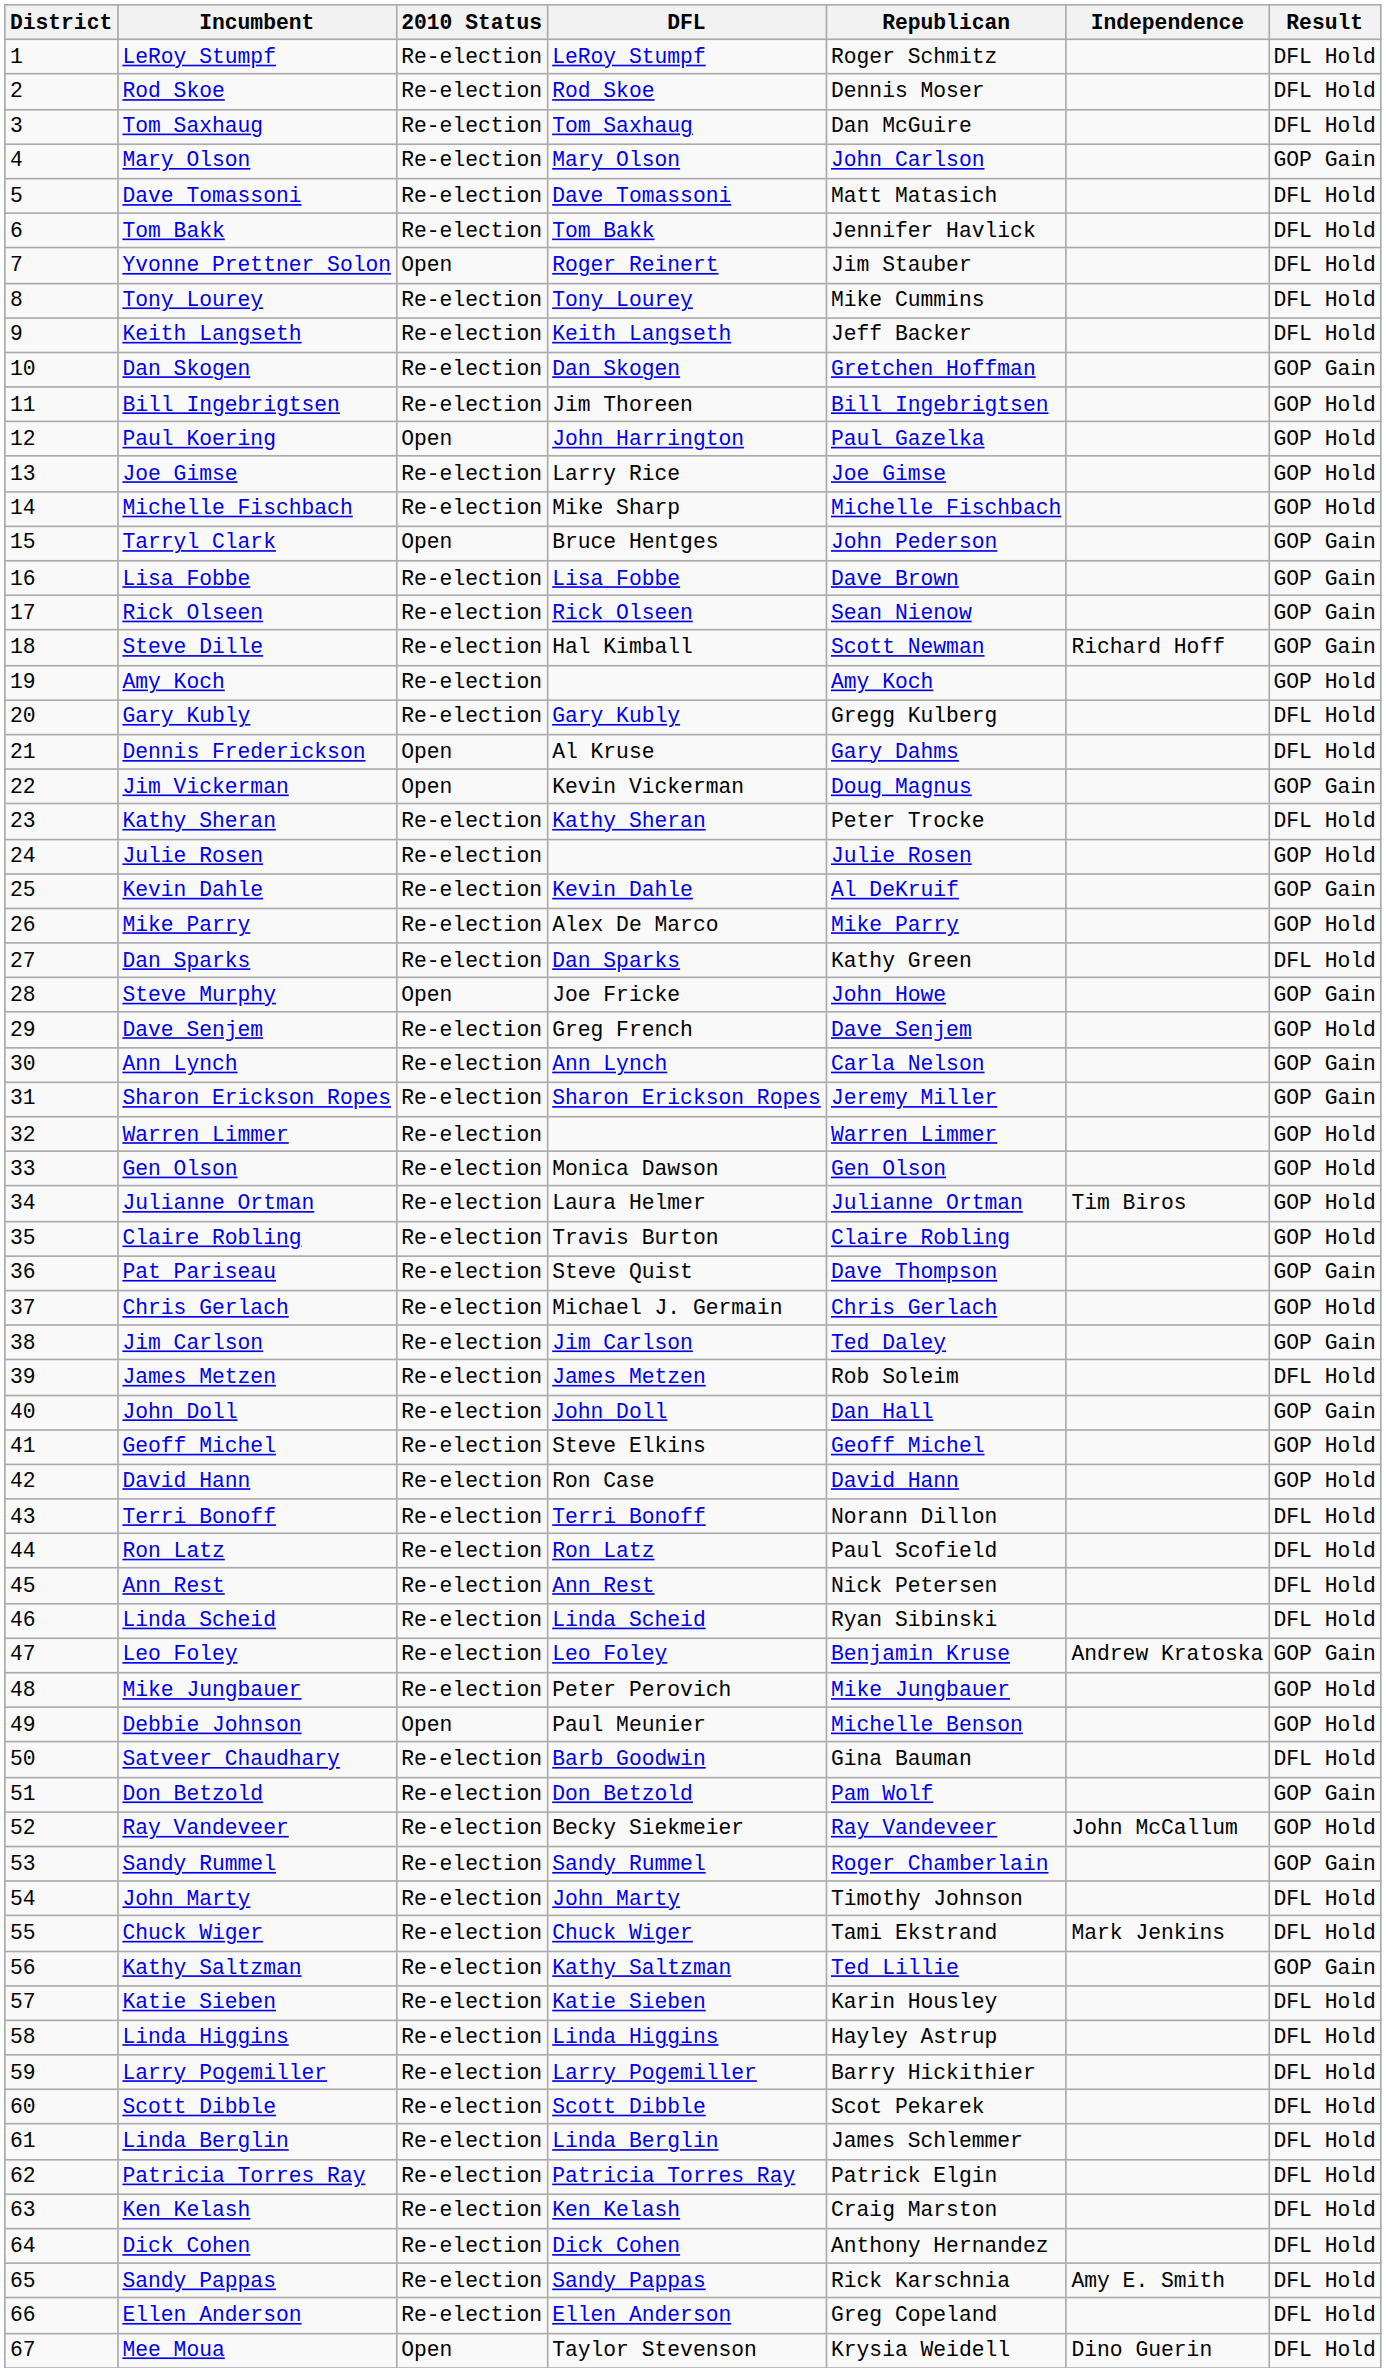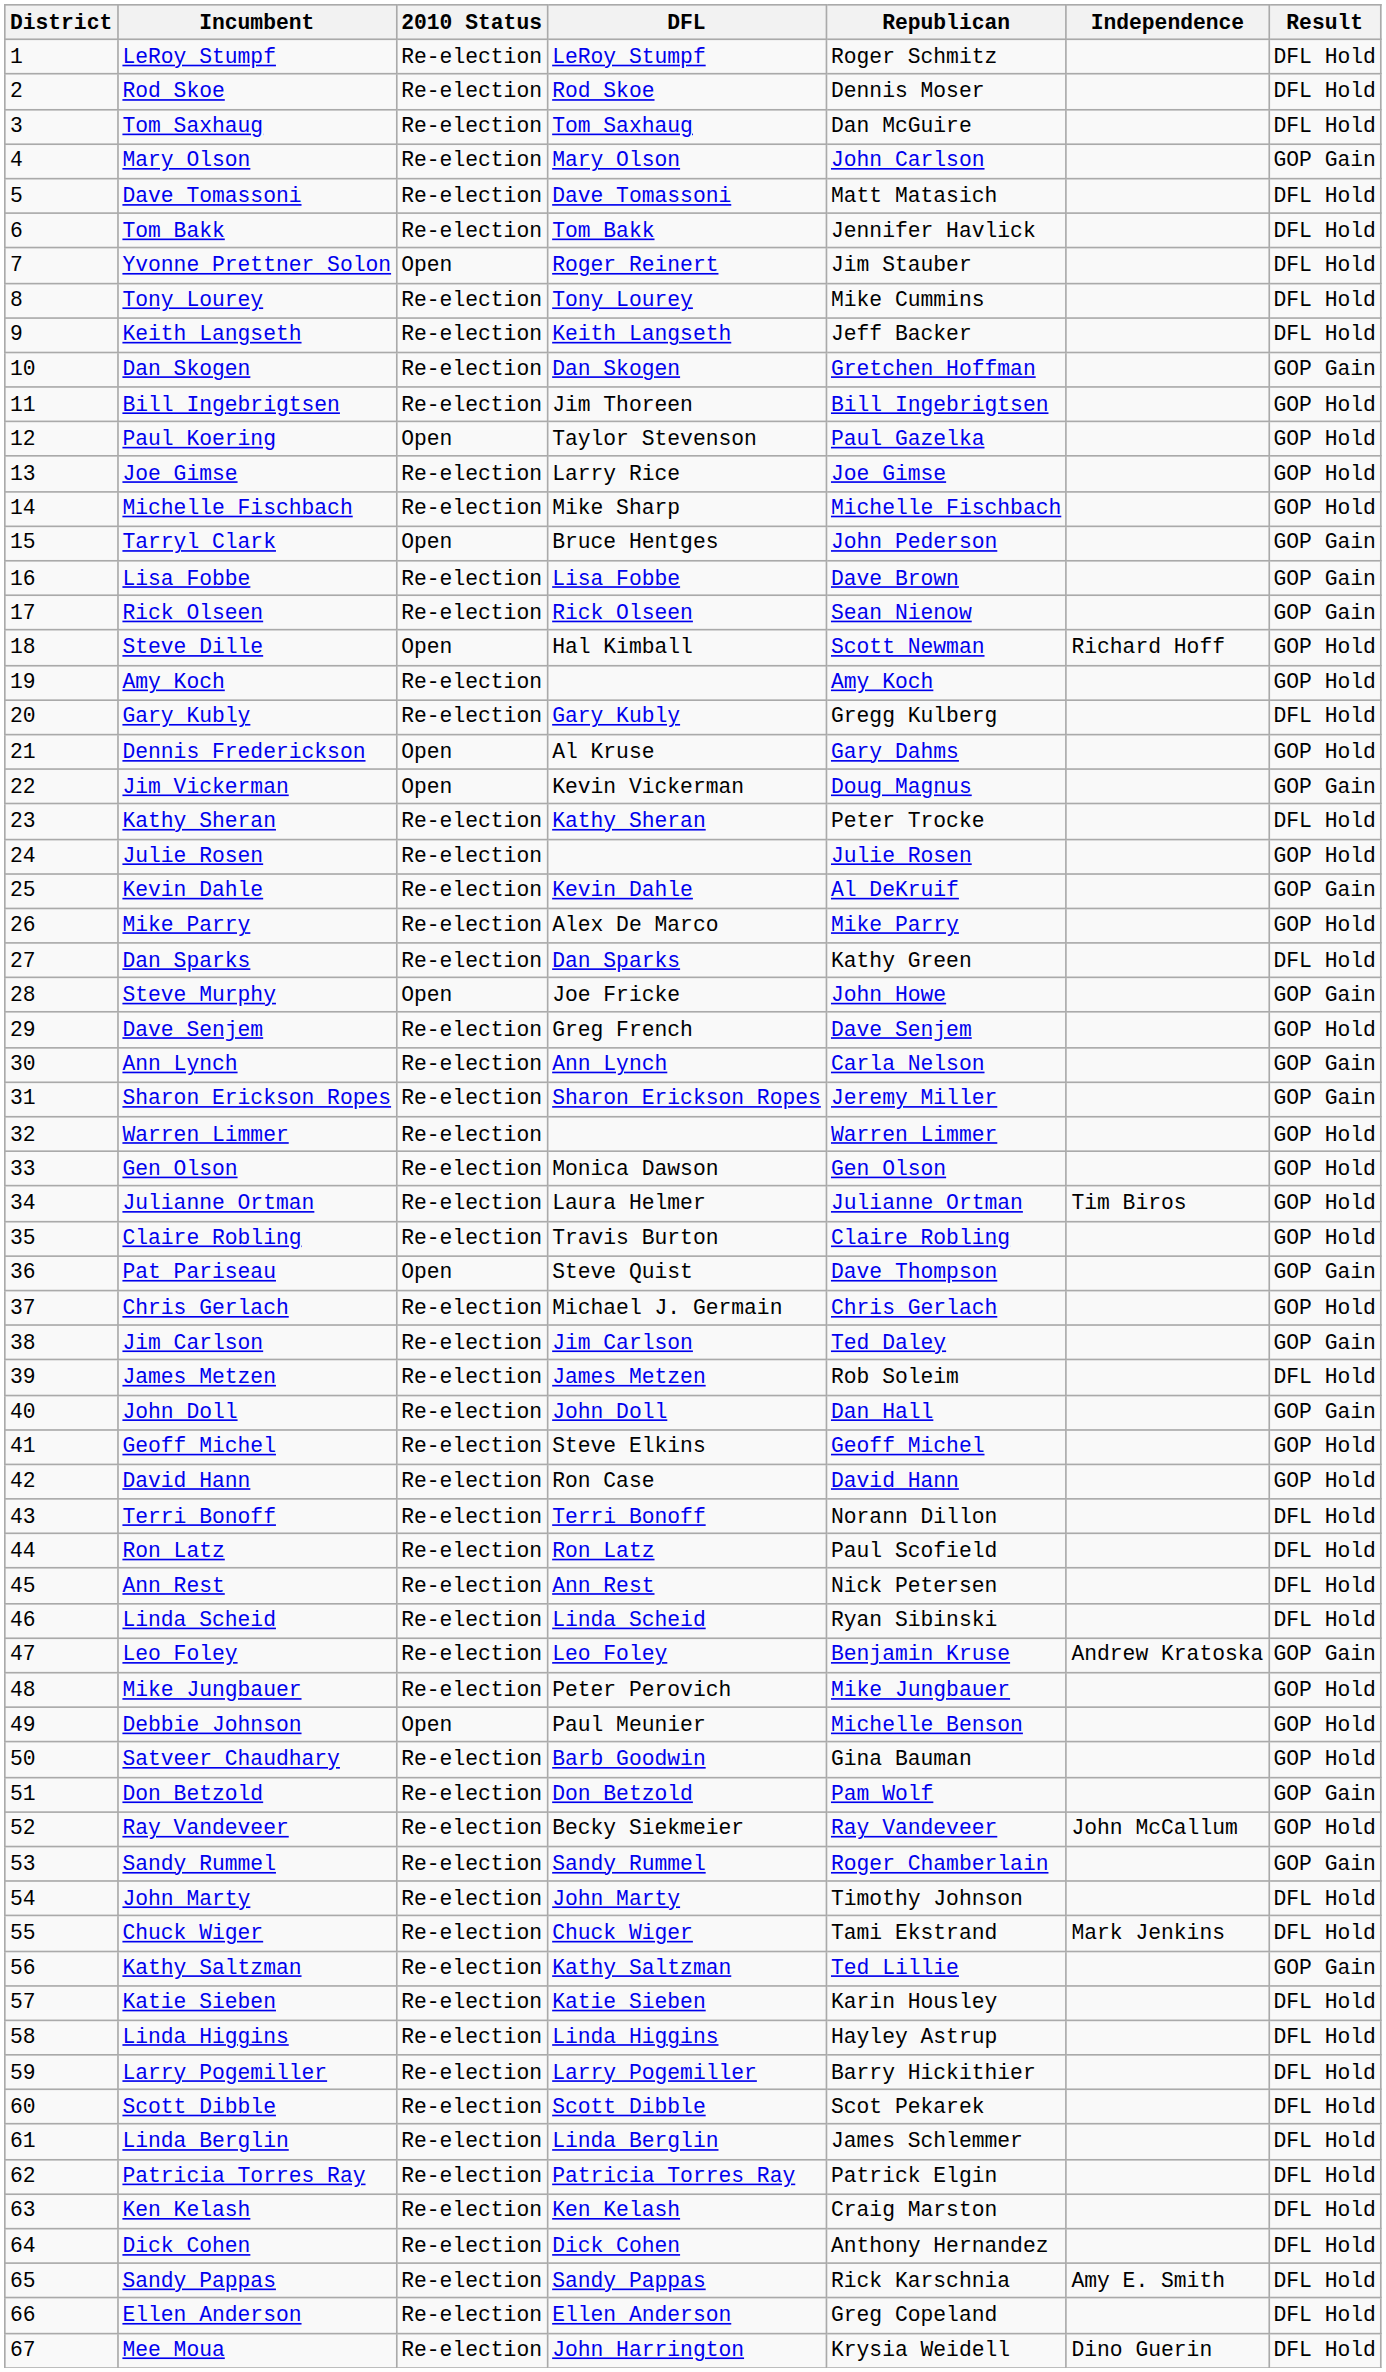(648, 439) John Harrington -> (655, 439) Taylor Stevenson
(472, 648) Re-election -> (427, 648) Open
(1325, 648) GOP Gain -> (1325, 648) GOP Hold
(1325, 752) DFL Hold -> (1325, 752) GOP Hold
(472, 1273) Re-election -> (427, 1273) Open
(1325, 1760) DFL Hold -> (1325, 1760) GOP Hold
(427, 2350) Open -> (472, 2350) Re-election
(655, 2350) Taylor Stevenson -> (648, 2350) John Harrington
